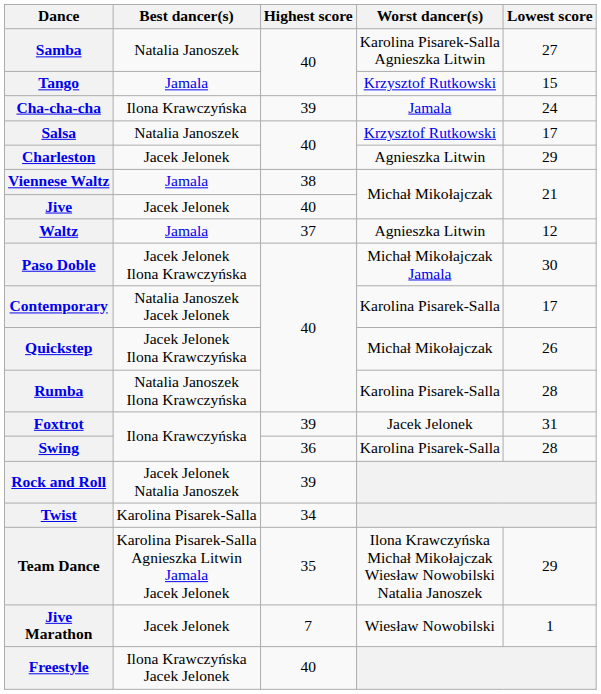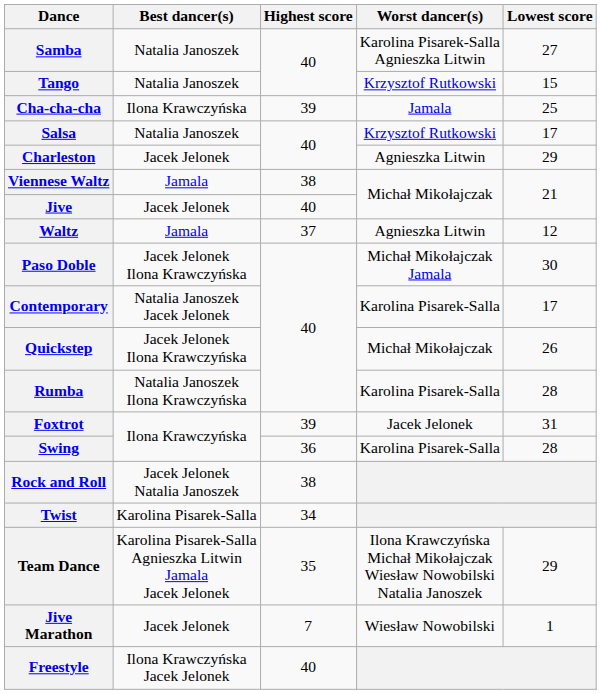(187, 83) Jamala -> (187, 83) Natalia Janoszek
(550, 108) 24 -> (550, 108) 25
(308, 482) 39 -> (308, 482) 38
